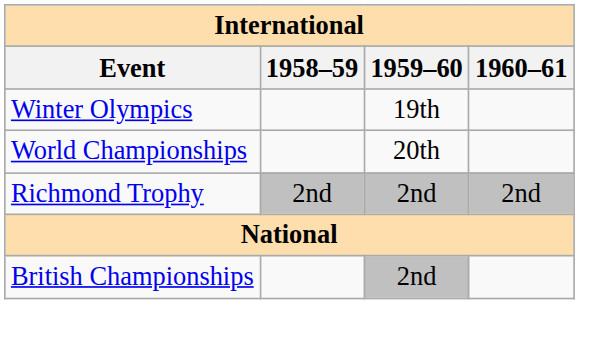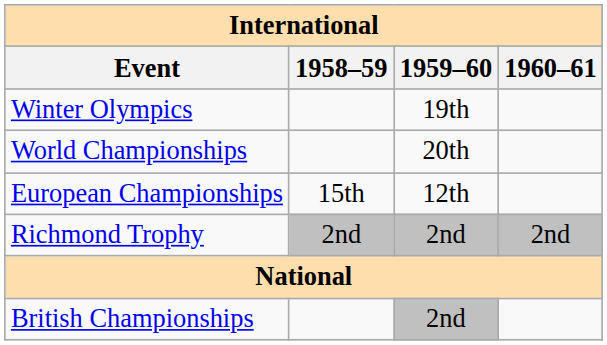+ row: (147, 192)
